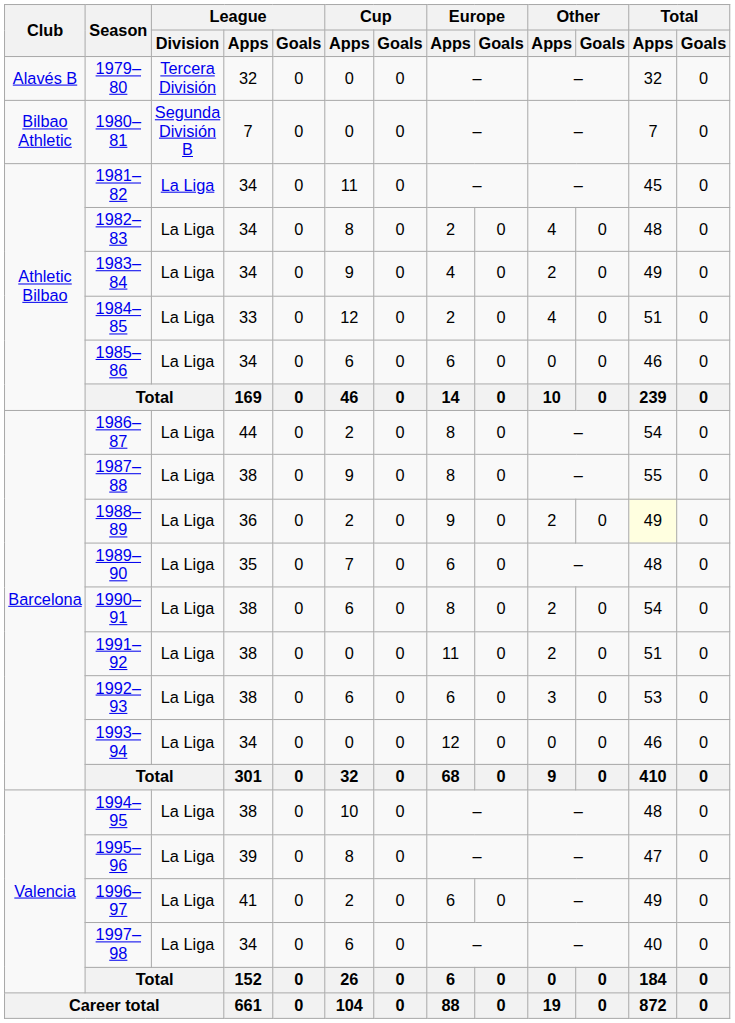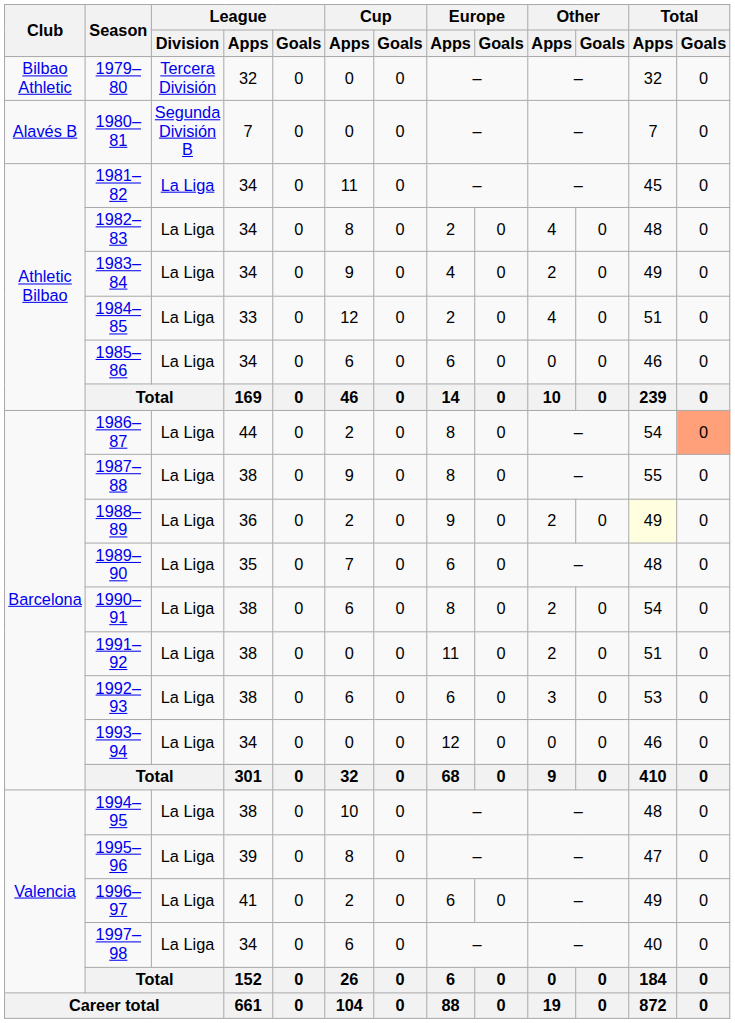(45, 78) Alavés B -> (45, 78) Bilbao Athletic
(45, 131) Bilbao Athletic -> (45, 131) Alavés B
(704, 432) no background -> (704, 432) lightsalmon background
